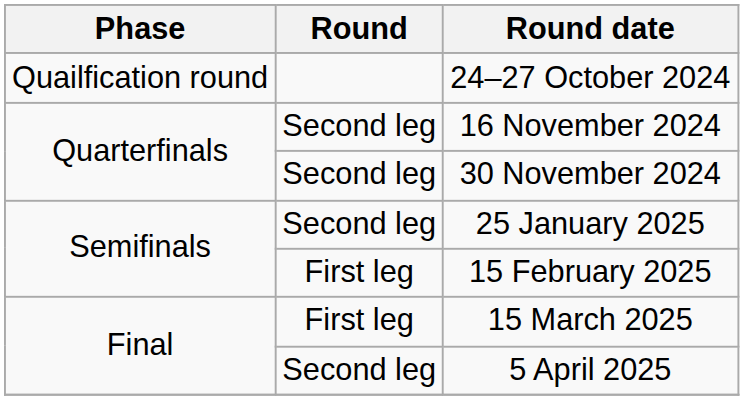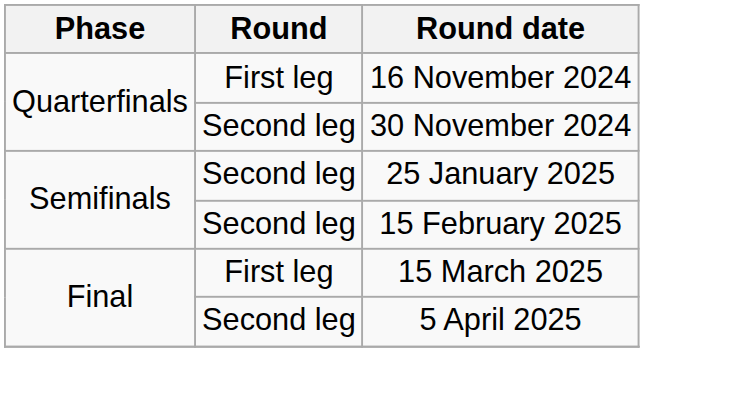- row: (590, 77)
(359, 126) Second leg -> (279, 77) First leg
(359, 272) First leg -> (279, 223) Second leg
